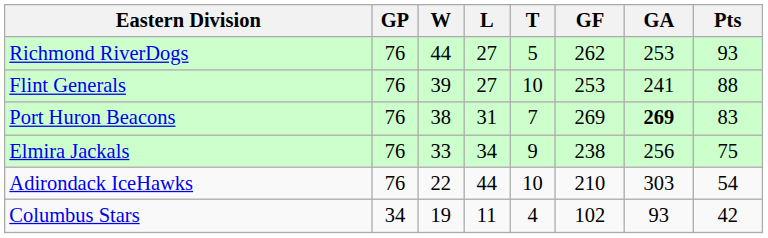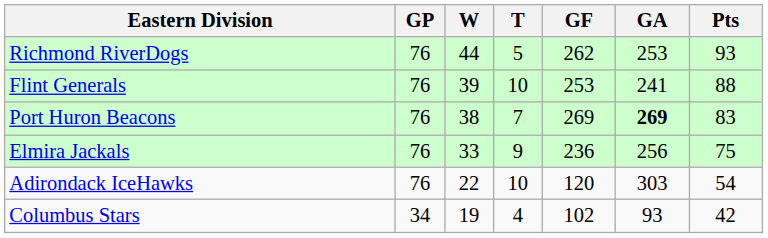- column: (487, 20)
(590, 150) 238 -> (579, 150) 236
(590, 183) 210 -> (579, 183) 120
